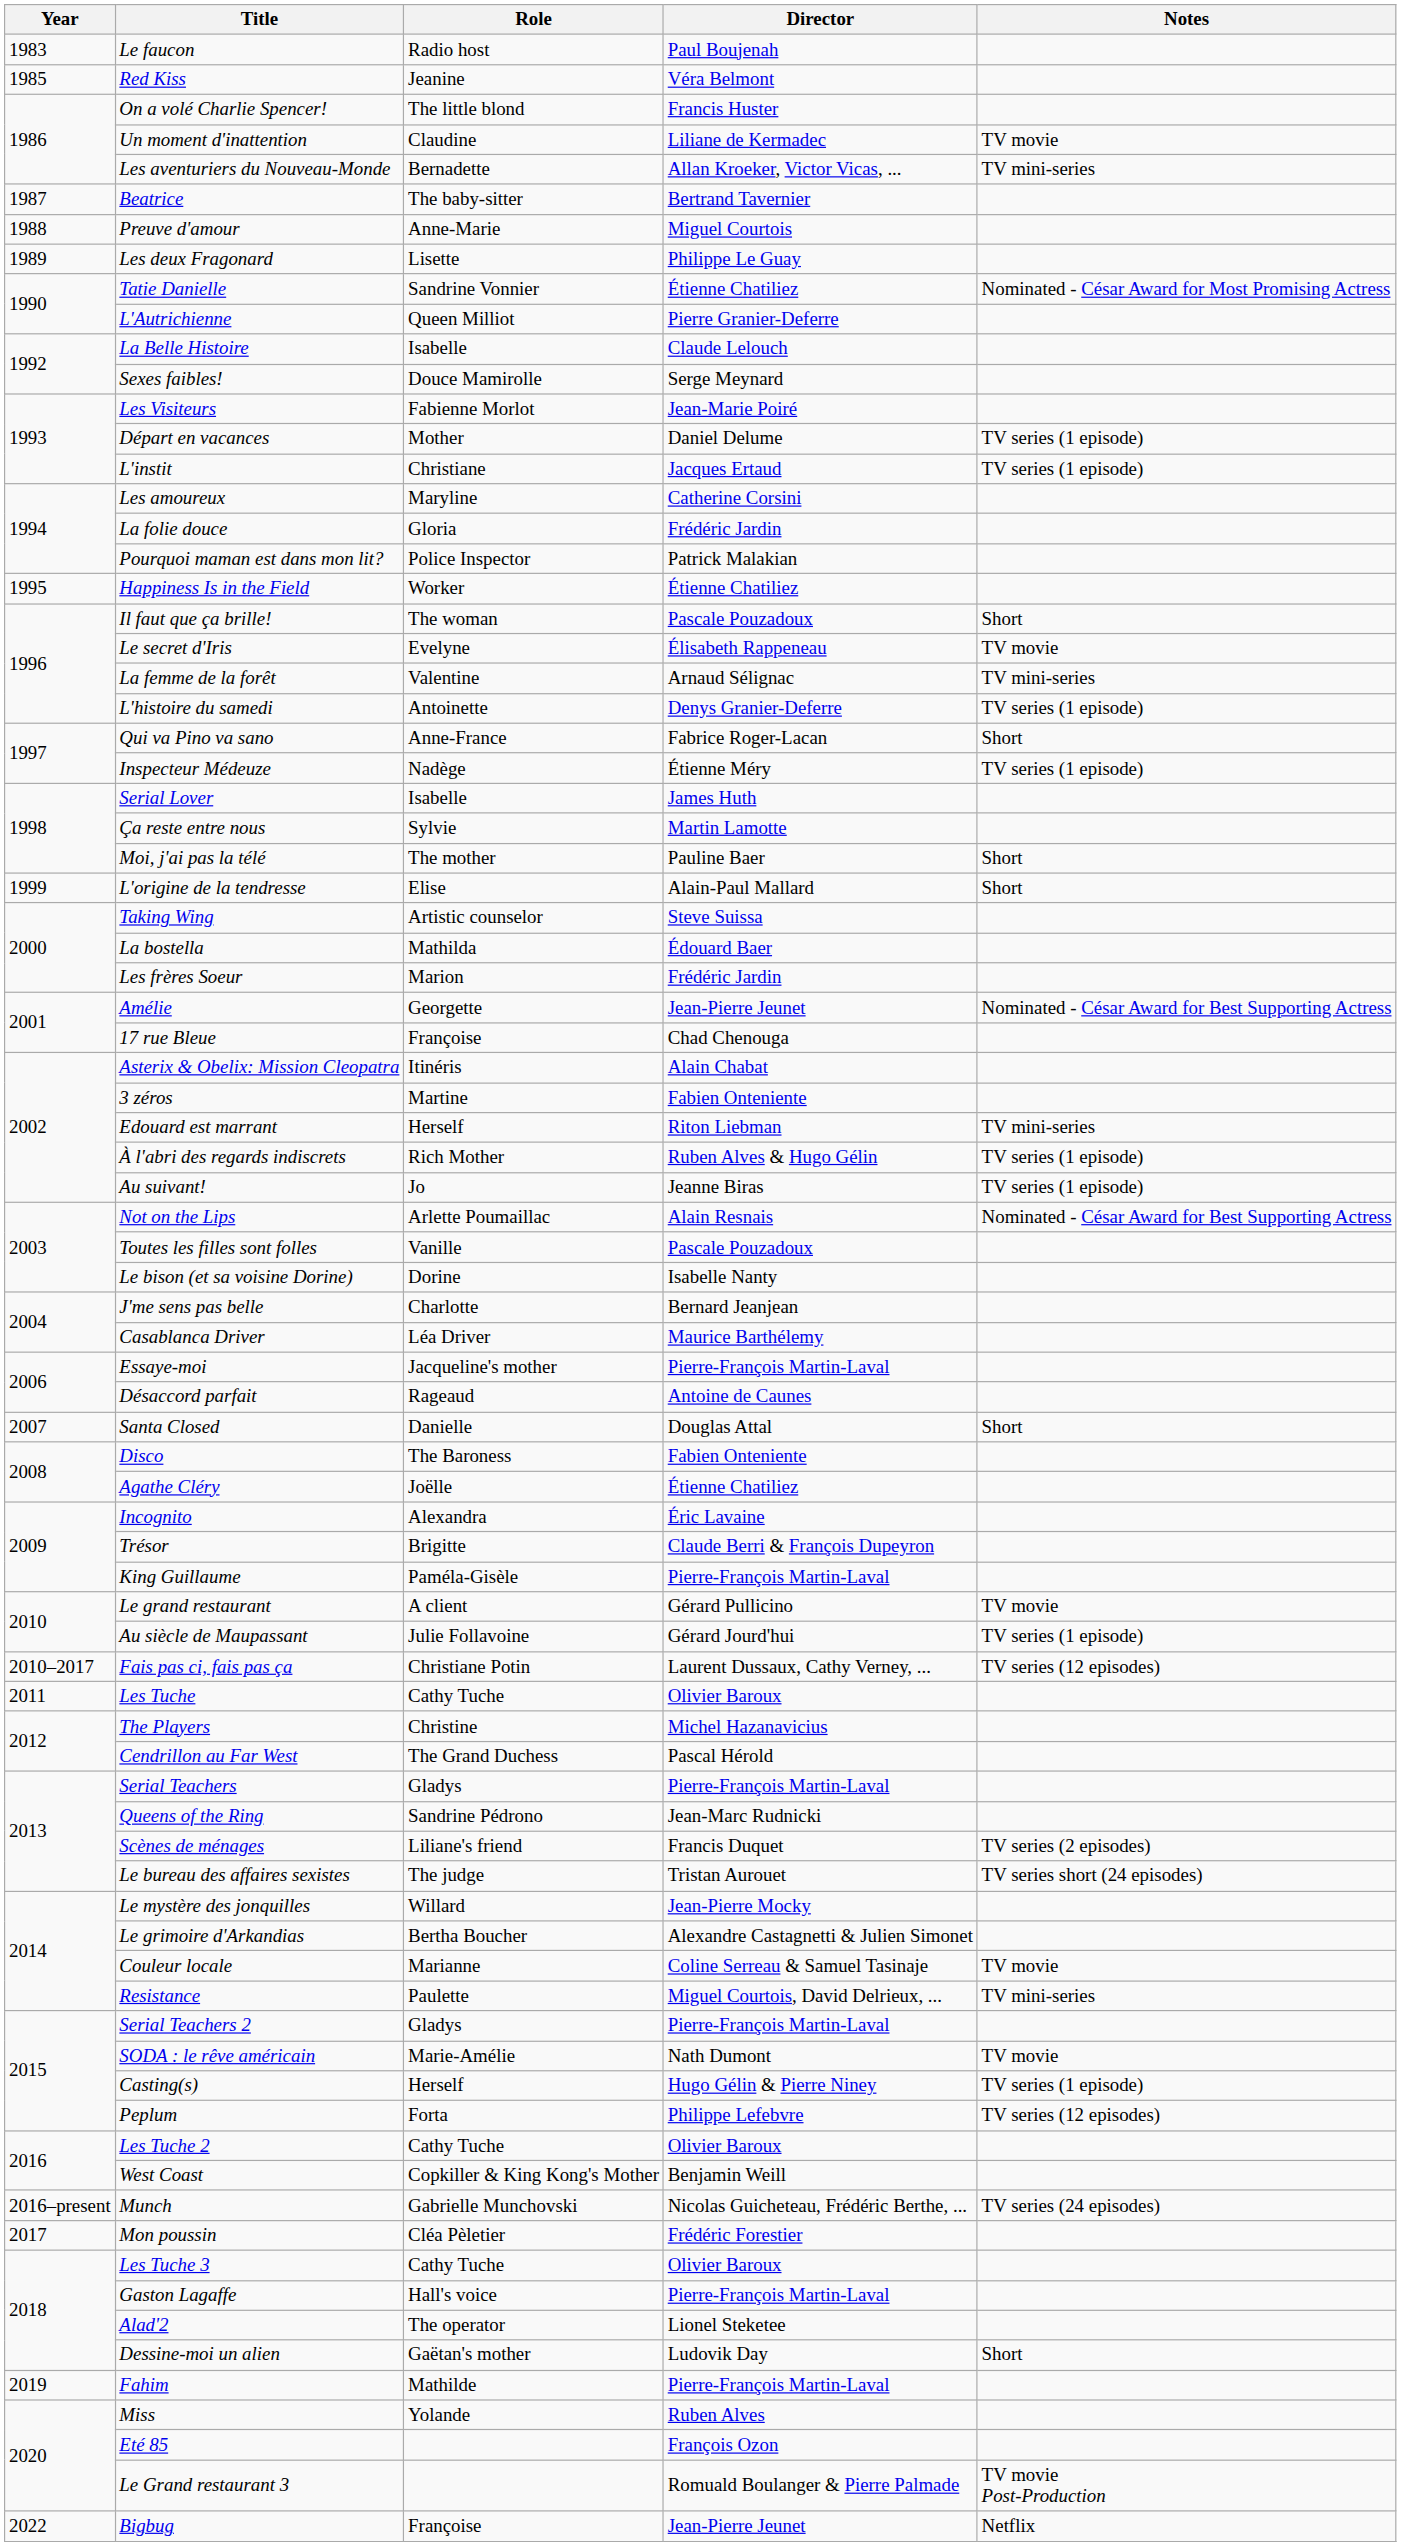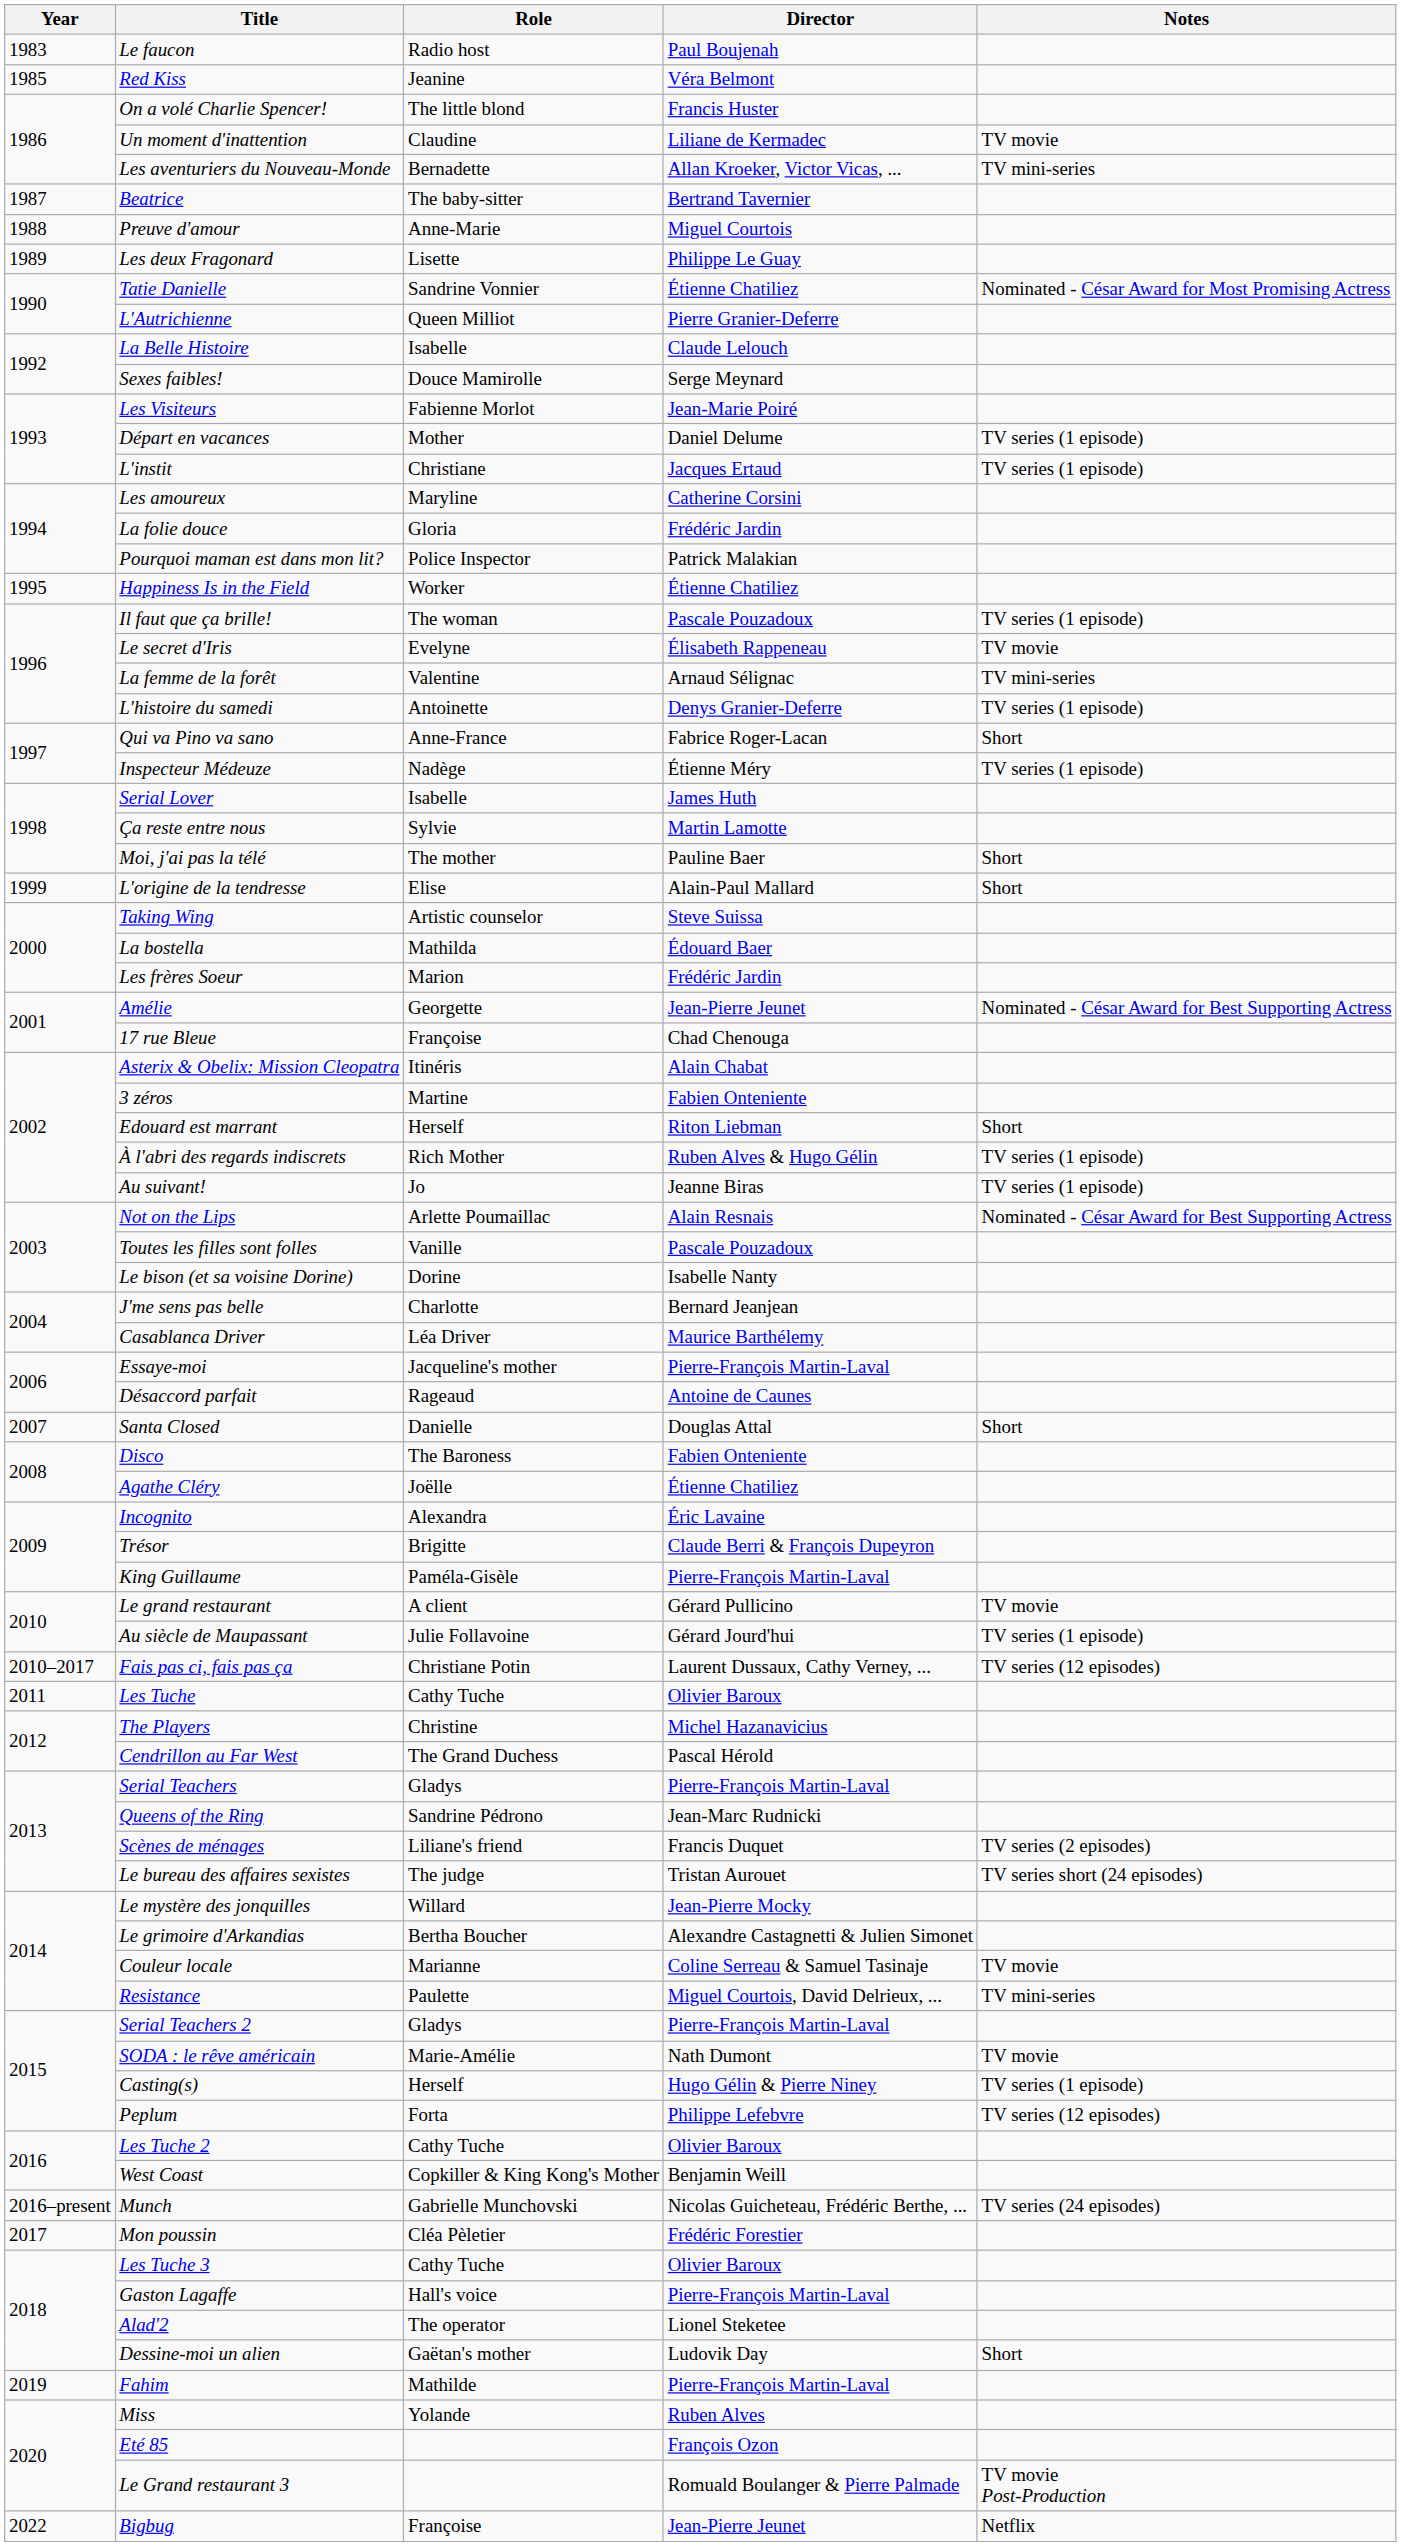(1002, 618) Short -> (1062, 618) TV series (1 episode)
(1038, 1127) TV mini-series -> (1002, 1127) Short
